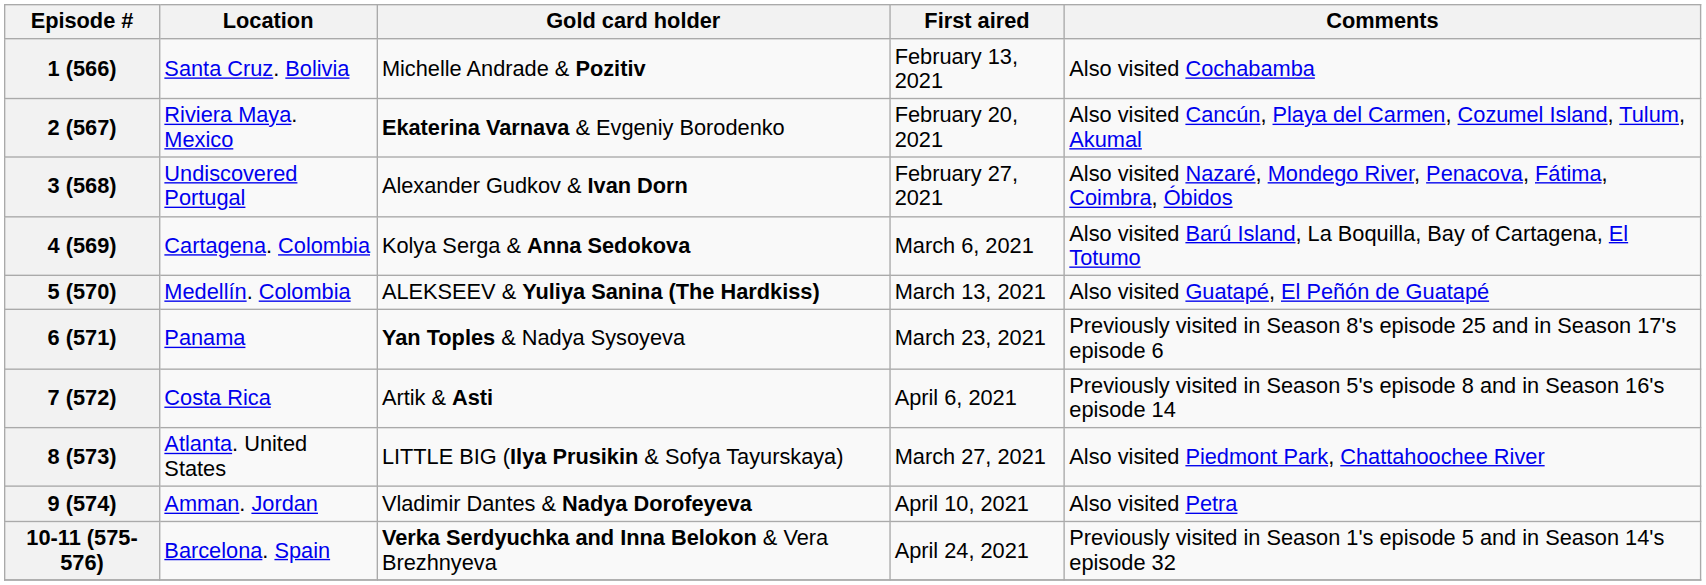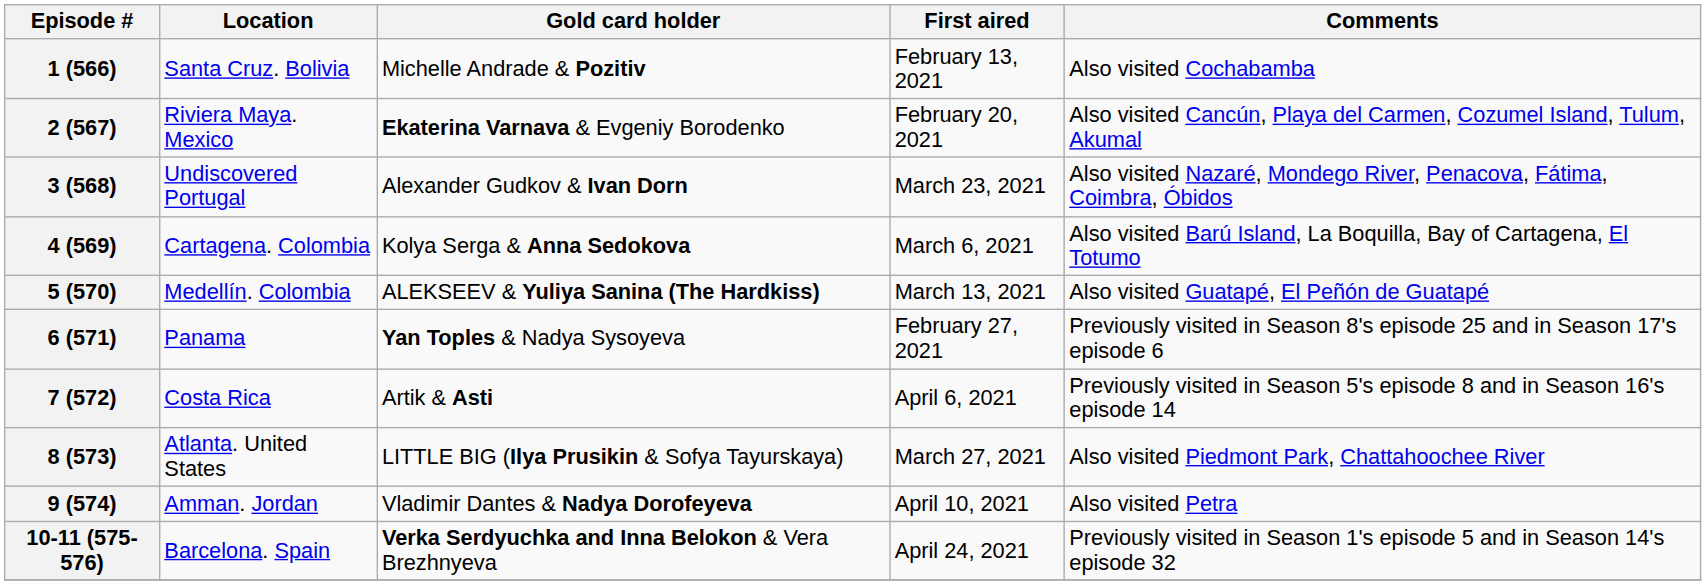(956, 186) February 27, 2021 -> (970, 186) March 23, 2021
(970, 338) March 23, 2021 -> (956, 338) February 27, 2021
